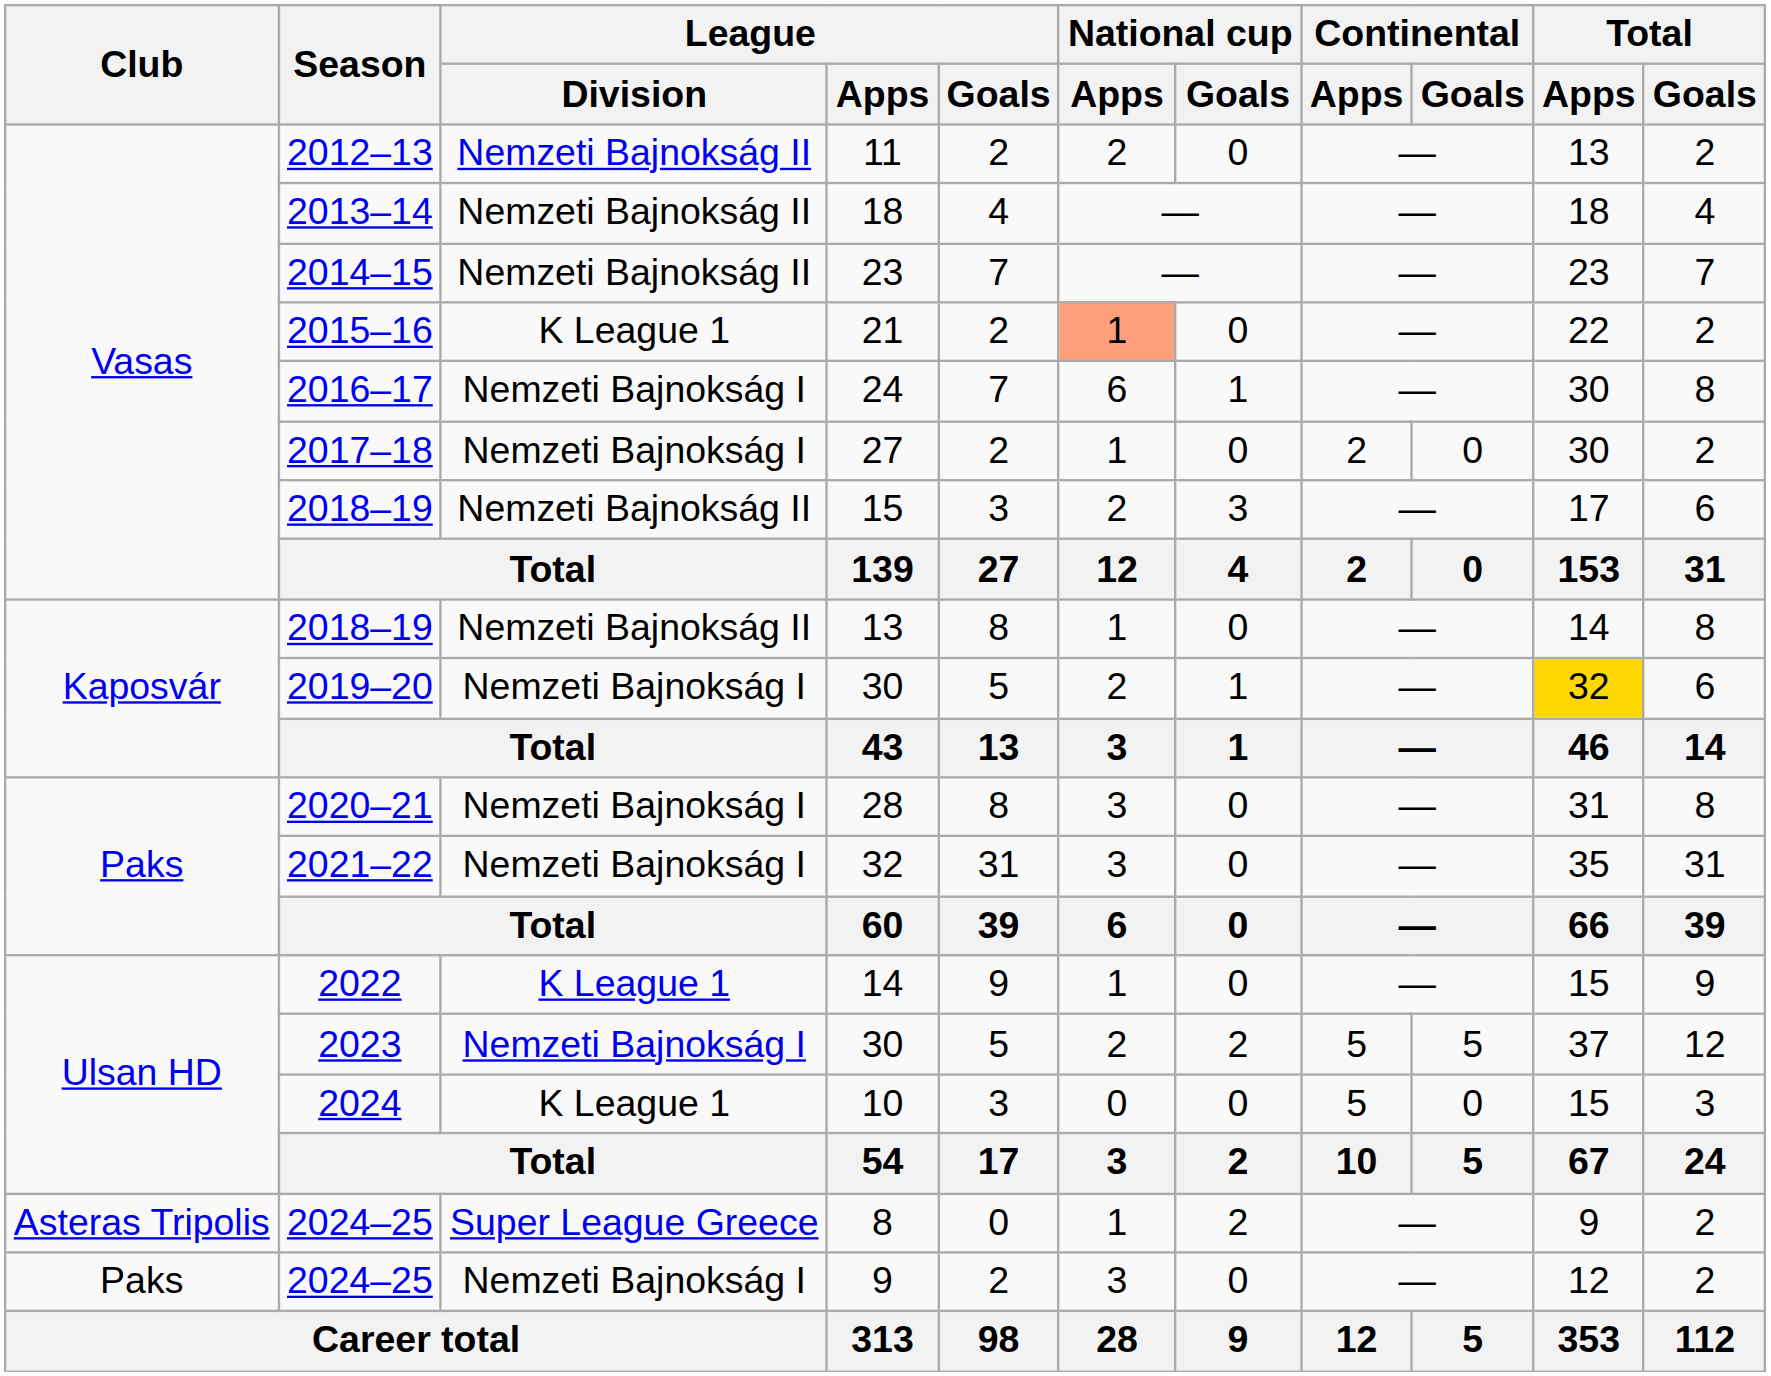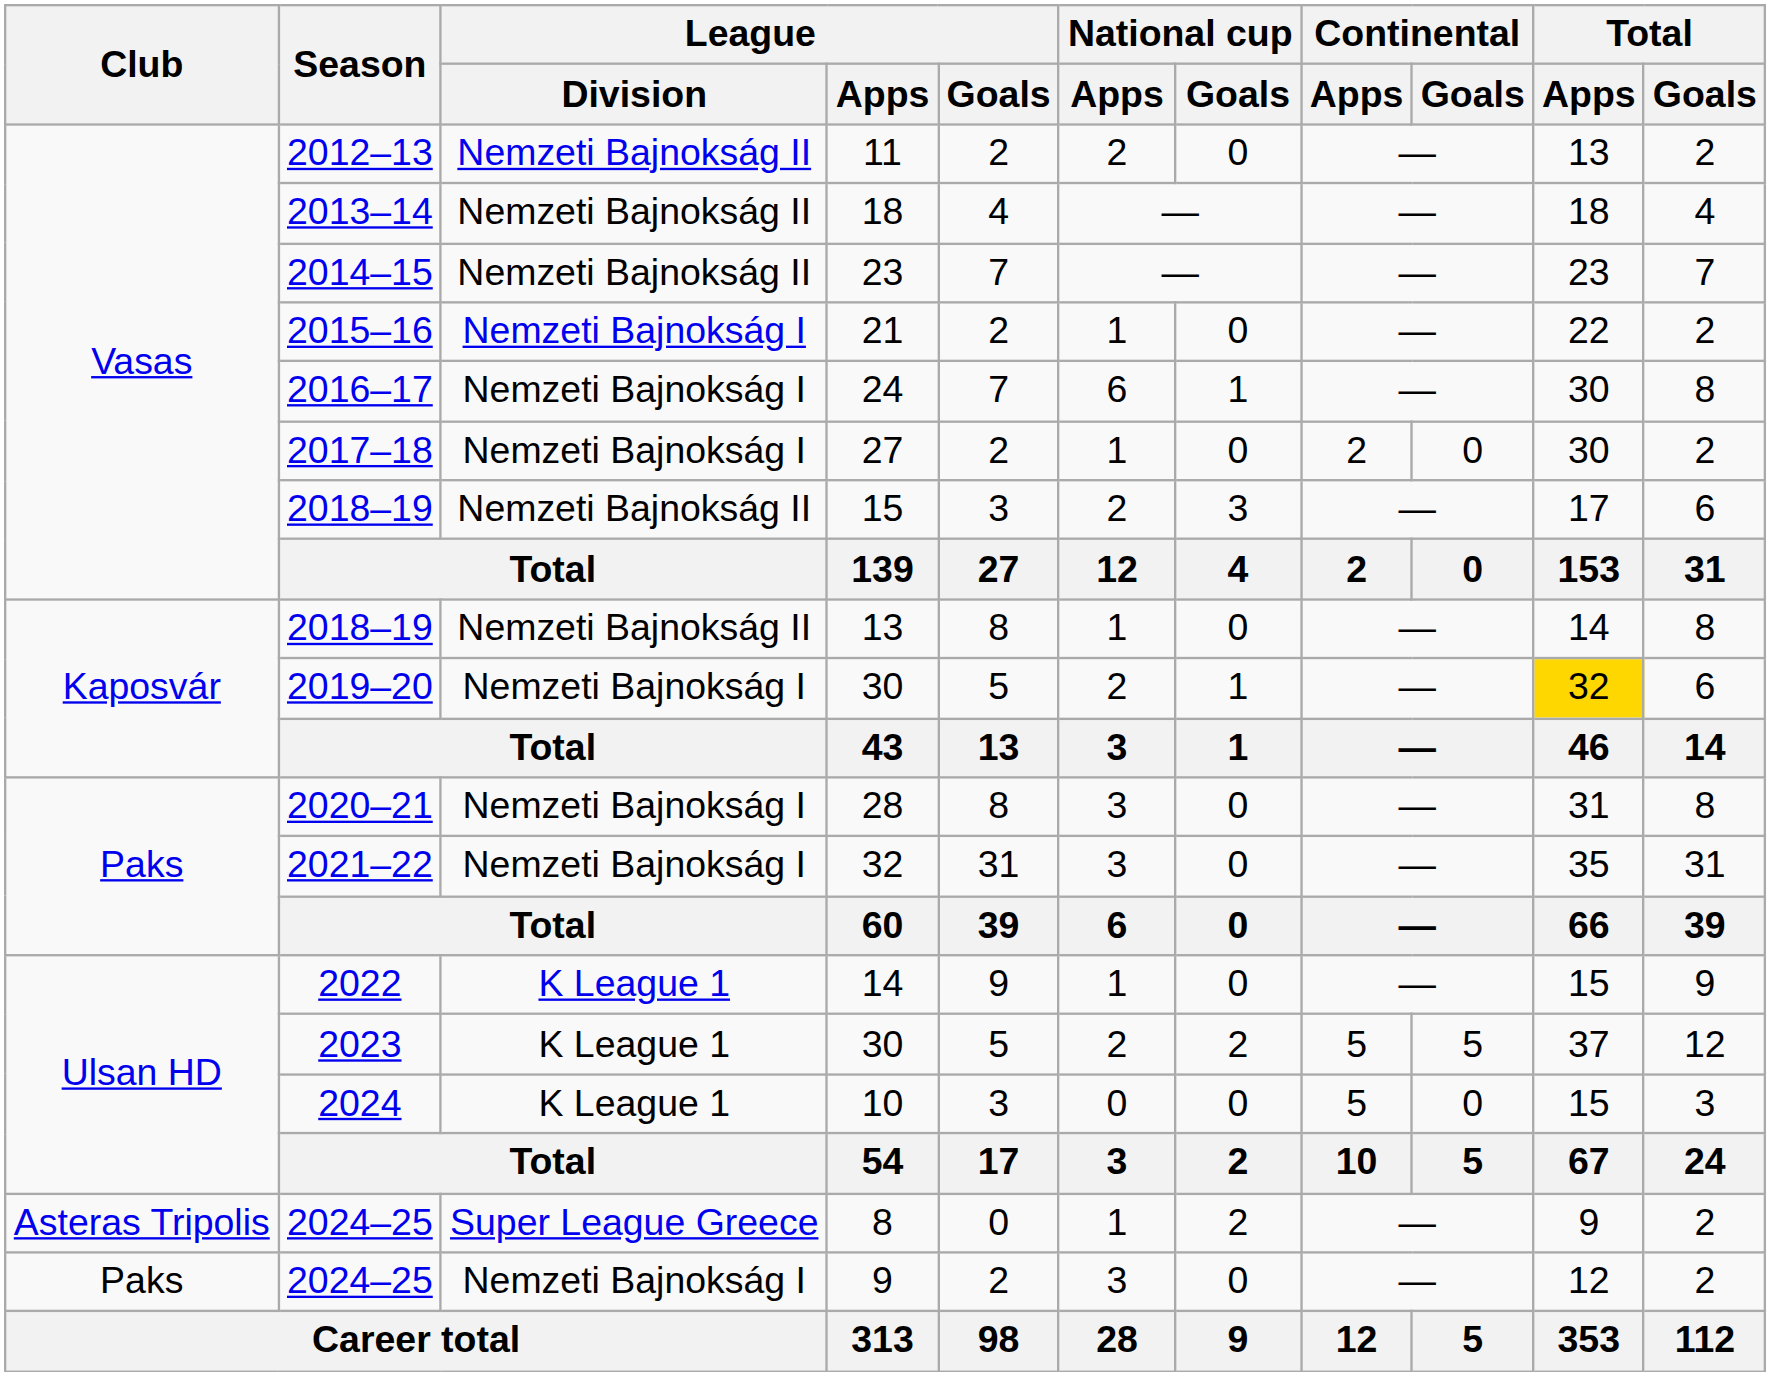(634, 331) K League 1 -> (634, 331) Nemzeti Bajnokság I
(1117, 331) lightsalmon background -> (1117, 331) no background
(634, 1043) Nemzeti Bajnokság I -> (634, 1043) K League 1
